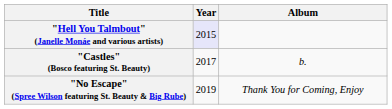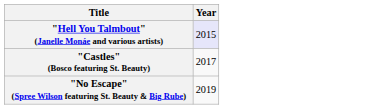- column: (303, 12)
